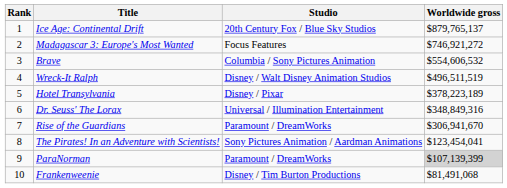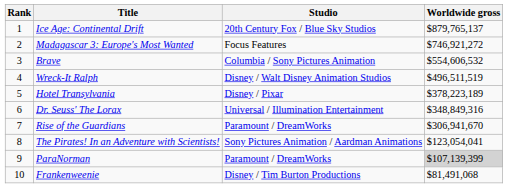(455, 142) $123,454,041 -> (455, 142) $123,054,041
